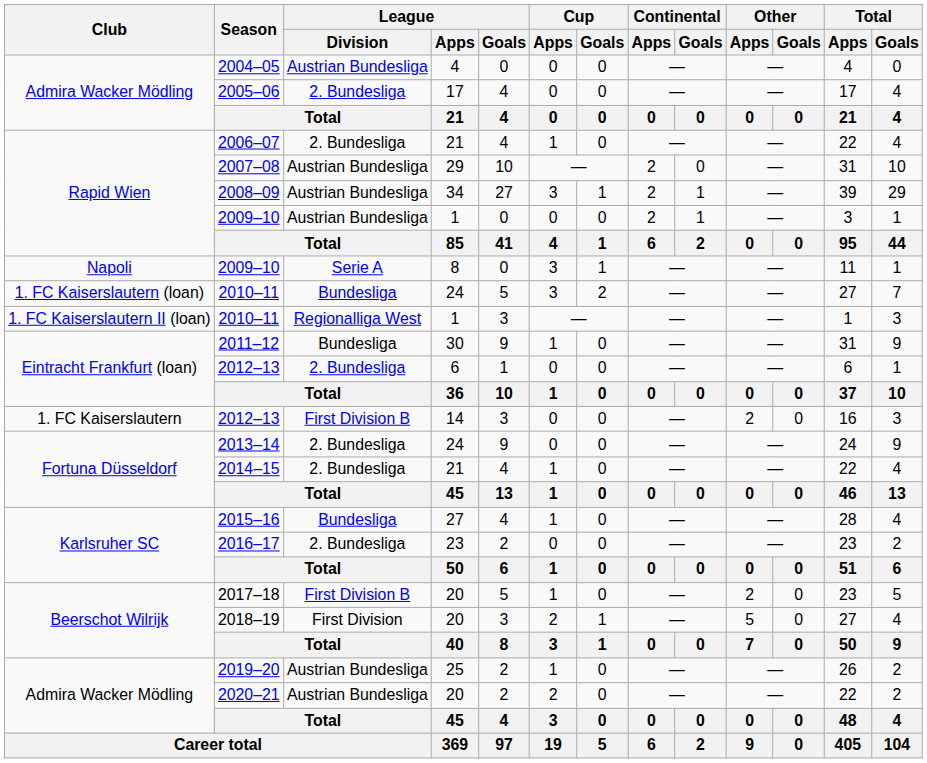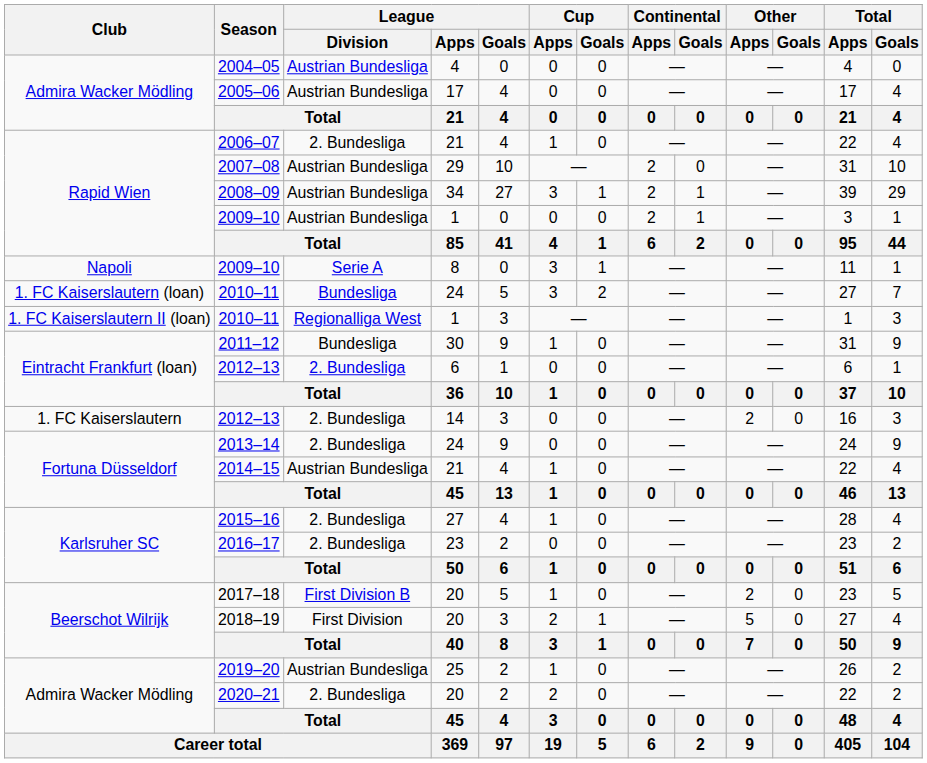(357, 92) 2. Bundesliga -> (357, 92) Austrian Bundesliga
(357, 419) First Division B -> (357, 419) 2. Bundesliga
(357, 469) 2. Bundesliga -> (357, 469) Austrian Bundesliga
(357, 519) Bundesliga -> (357, 519) 2. Bundesliga
(357, 695) Austrian Bundesliga -> (357, 695) 2. Bundesliga
